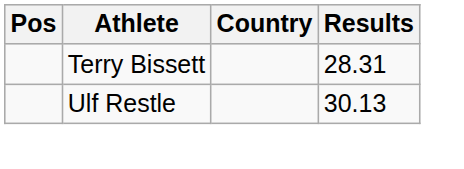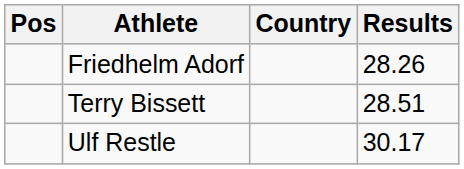+ row: (156, 63)
(355, 63) 28.31 -> (394, 103) 28.51
(355, 103) 30.13 -> (394, 143) 30.17
